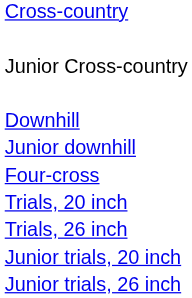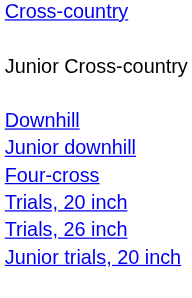- row: (93, 284)
